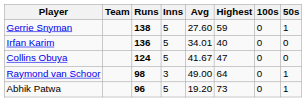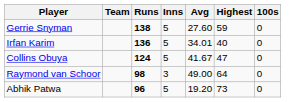- column: (291, 12)
